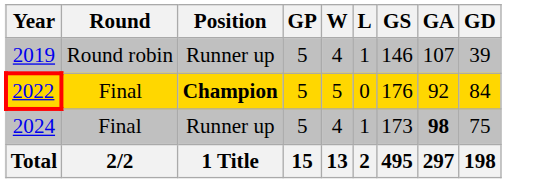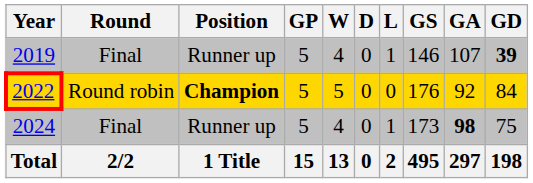+ column: (366, 21)
(120, 55) Round robin -> (121, 55) Final
(480, 55) normal -> (506, 55) bold
(121, 90) Final -> (121, 90) Round robin
